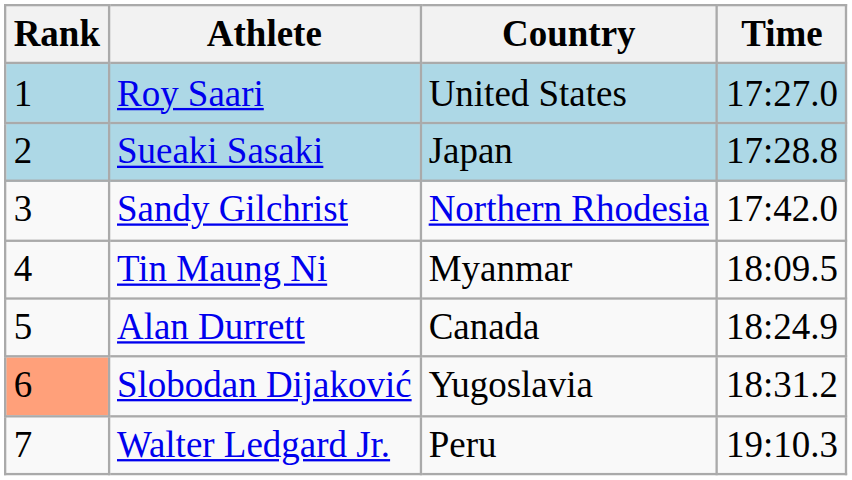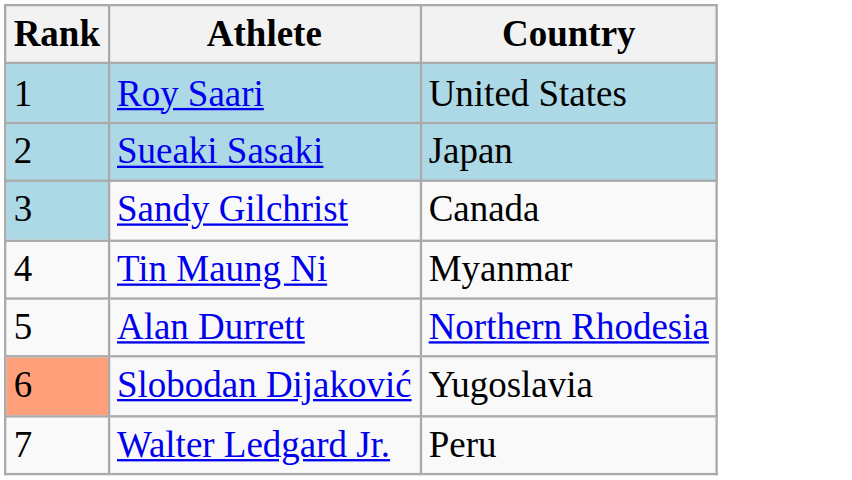- column: (782, 33)
(23, 209) no background -> (23, 209) lightblue background
(569, 209) Northern Rhodesia -> (484, 209) Canada
(484, 326) Canada -> (569, 326) Northern Rhodesia
